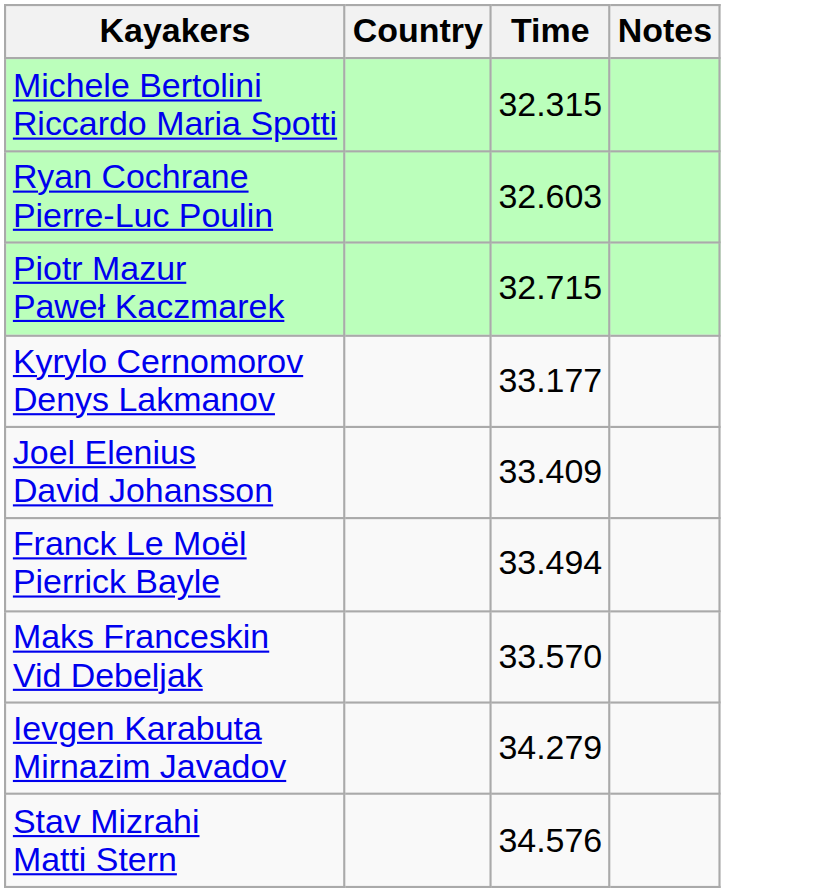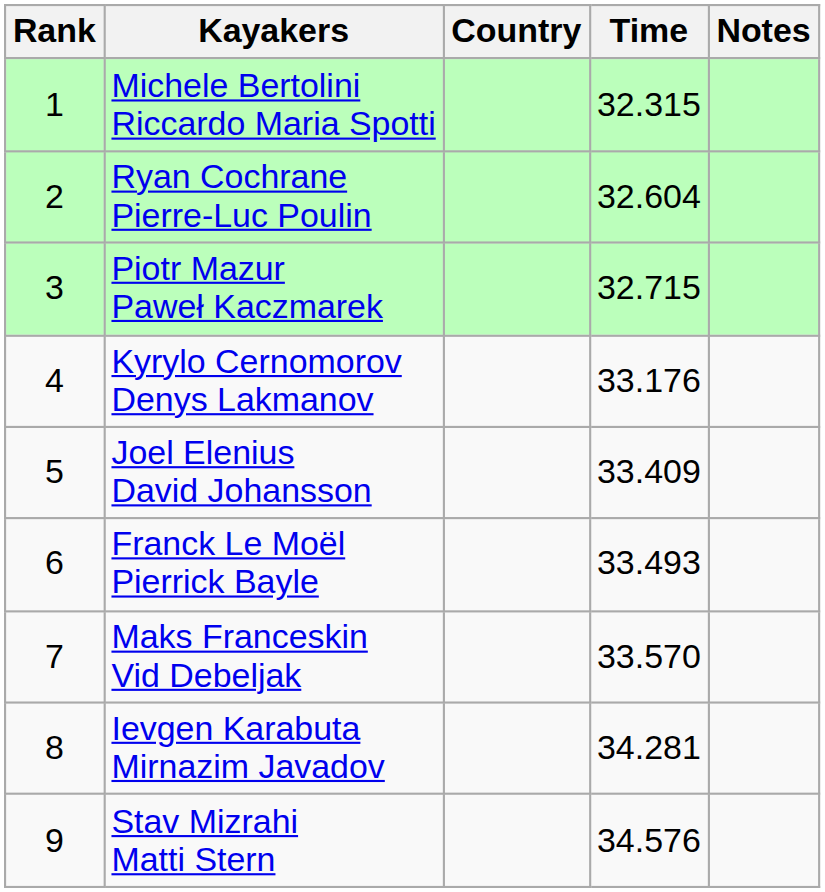+ column: (54, 31)
(550, 196) 32.603 -> (649, 196) 32.604
(550, 380) 33.177 -> (649, 380) 33.176
(550, 564) 33.494 -> (649, 564) 33.493
(550, 747) 34.279 -> (649, 747) 34.281
